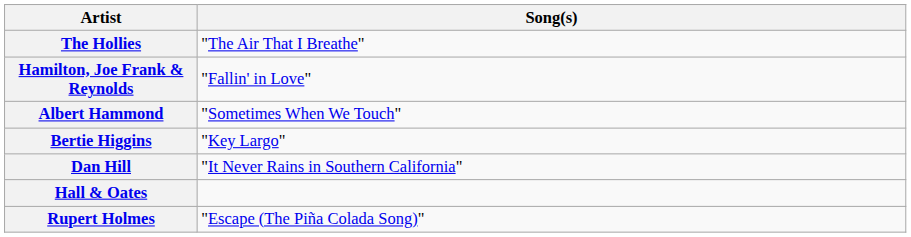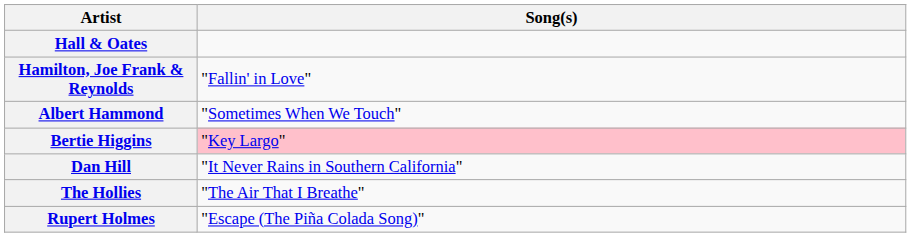rows swapped: (101, 192) <-> (101, 43)
(243, 140) no background -> (243, 140) pink background
